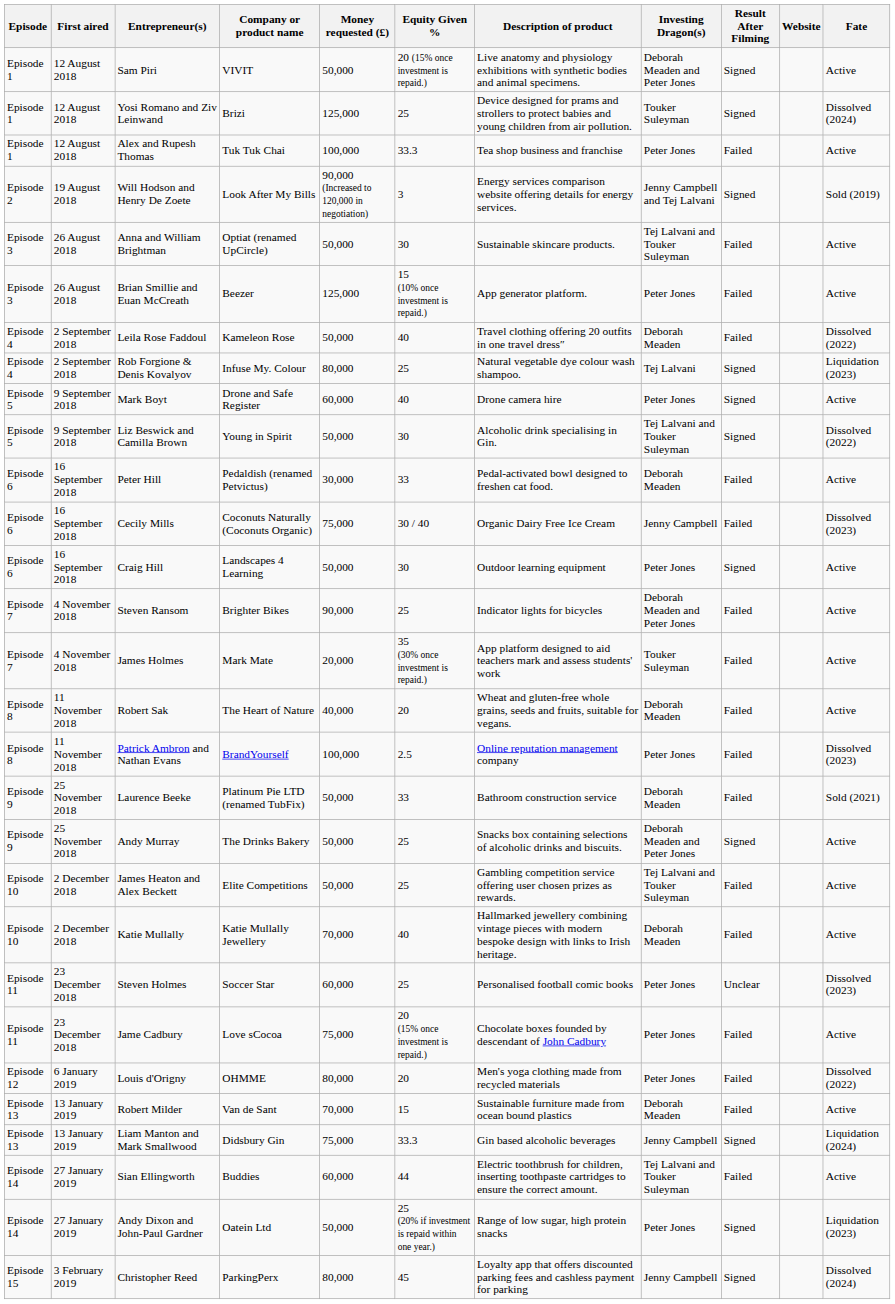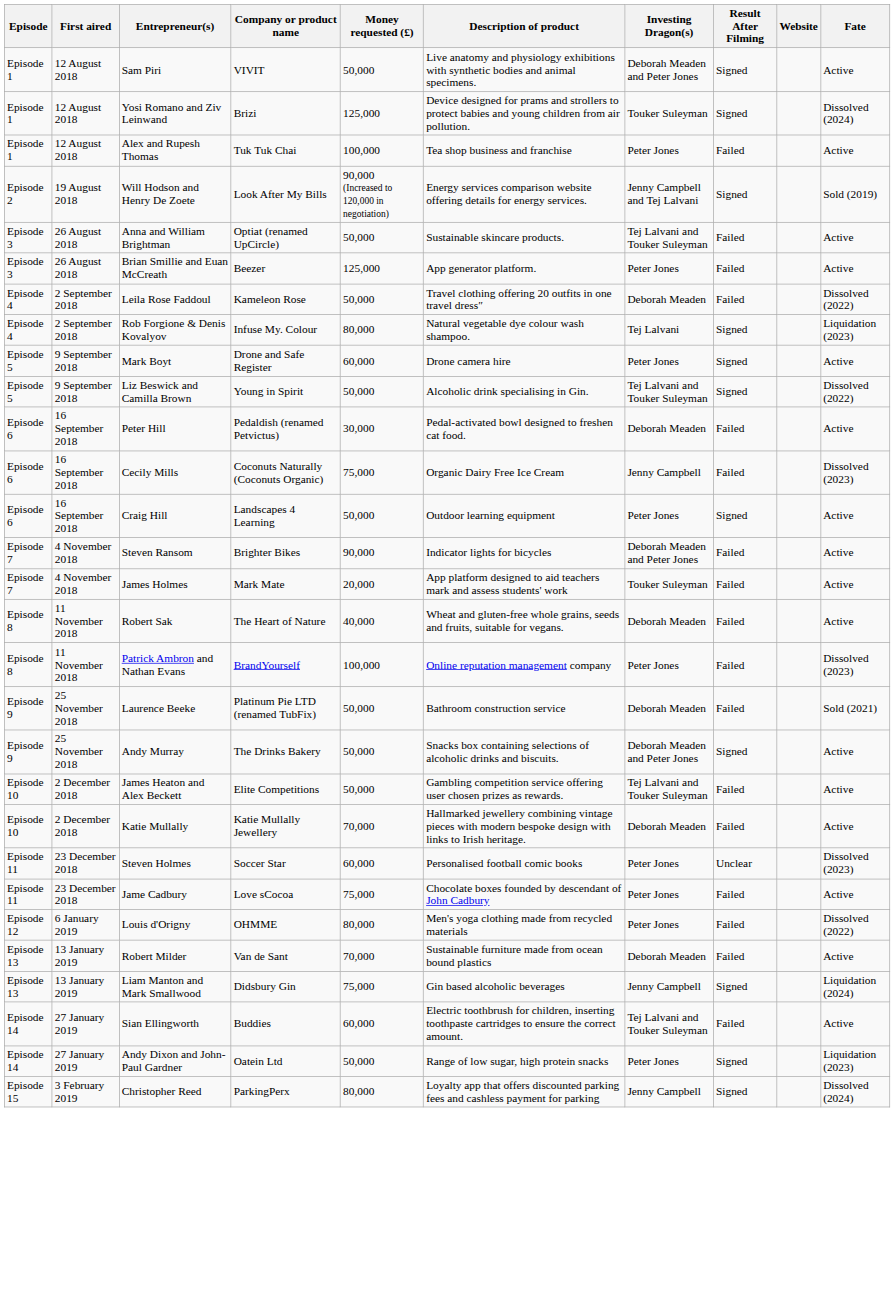- column: (435, 26)
